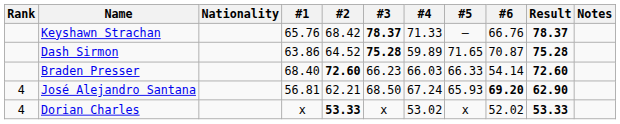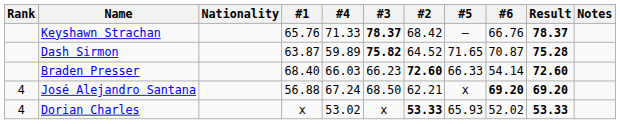columns swapped: (343, 14) <-> (425, 14)
(302, 52) 63.86 -> (302, 52) 63.87
(384, 52) 75.28 -> (384, 52) 75.82
(302, 90) 56.81 -> (302, 90) 56.88
(465, 90) 65.93 -> (465, 90) x
(550, 90) 62.90 -> (550, 90) 69.20
(465, 109) x -> (465, 109) 65.93
